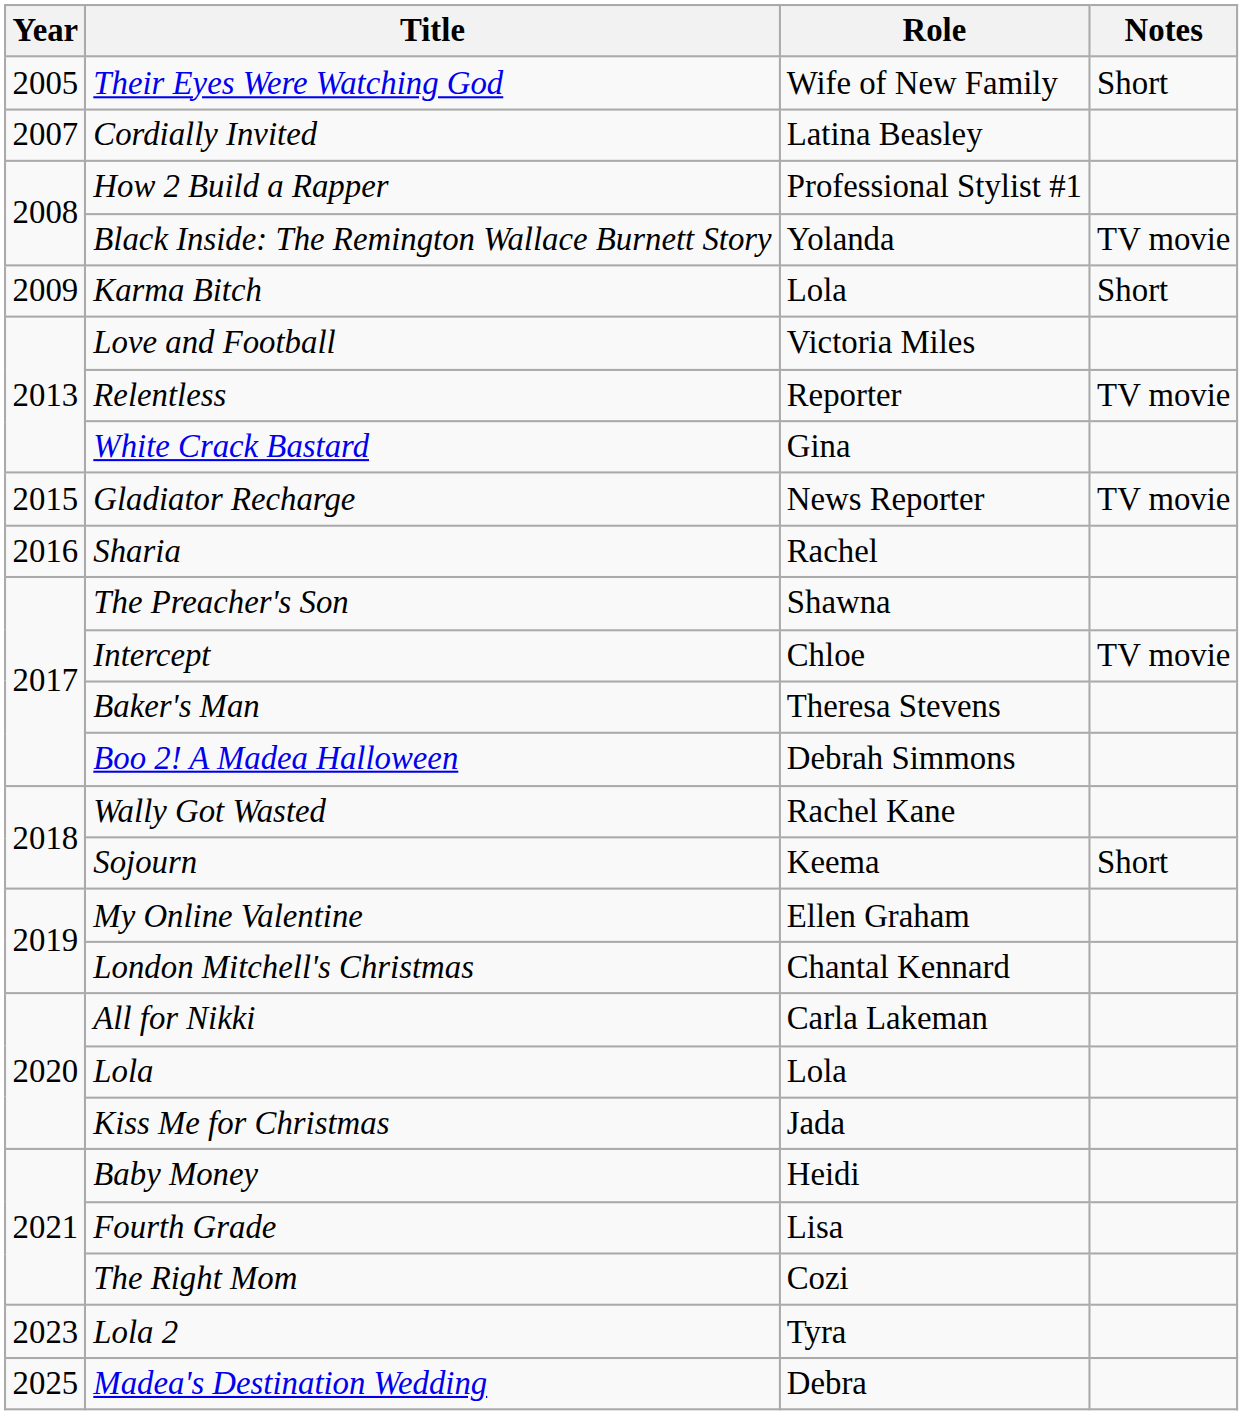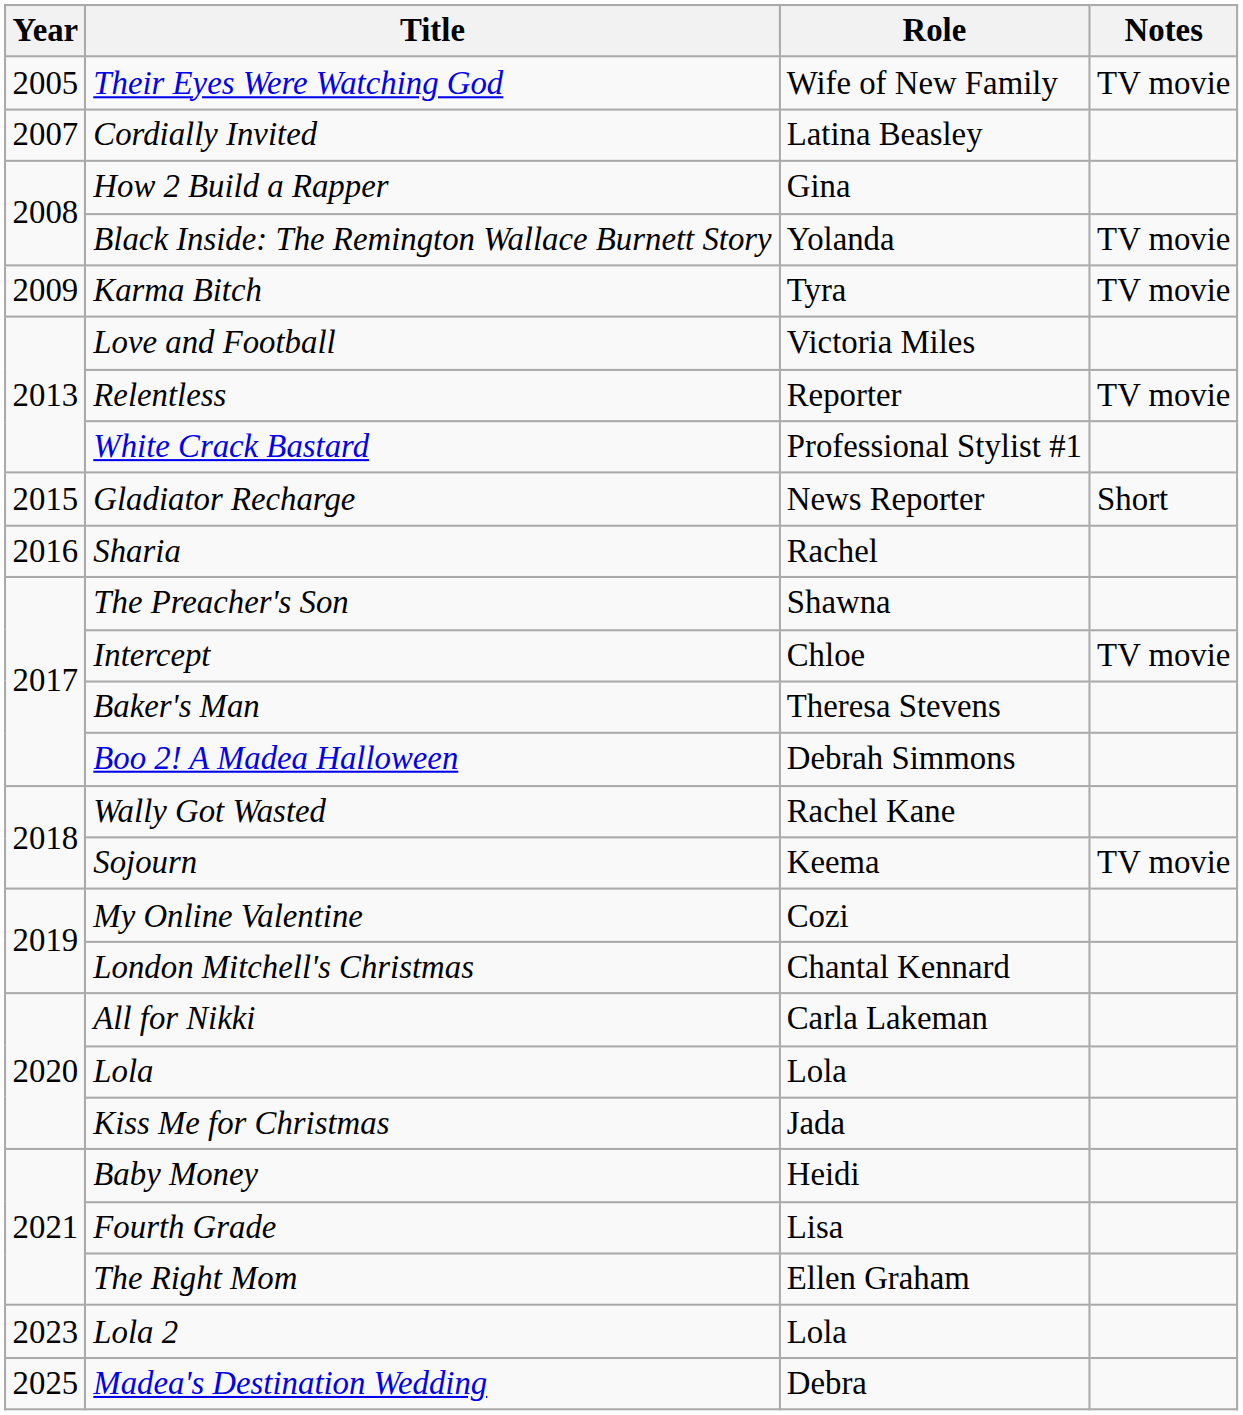(1133, 82) Short -> (1164, 82) TV movie
(934, 186) Professional Stylist #1 -> (819, 186) Gina
(817, 290) Lola -> (817, 290) Tyra
(1133, 290) Short -> (1164, 290) TV movie
(819, 446) Gina -> (934, 446) Professional Stylist #1
(1164, 498) TV movie -> (1133, 498) Short
(1133, 862) Short -> (1164, 862) TV movie
(878, 914) Ellen Graham -> (818, 914) Cozi
(818, 1278) Cozi -> (878, 1278) Ellen Graham
(817, 1330) Tyra -> (817, 1330) Lola
